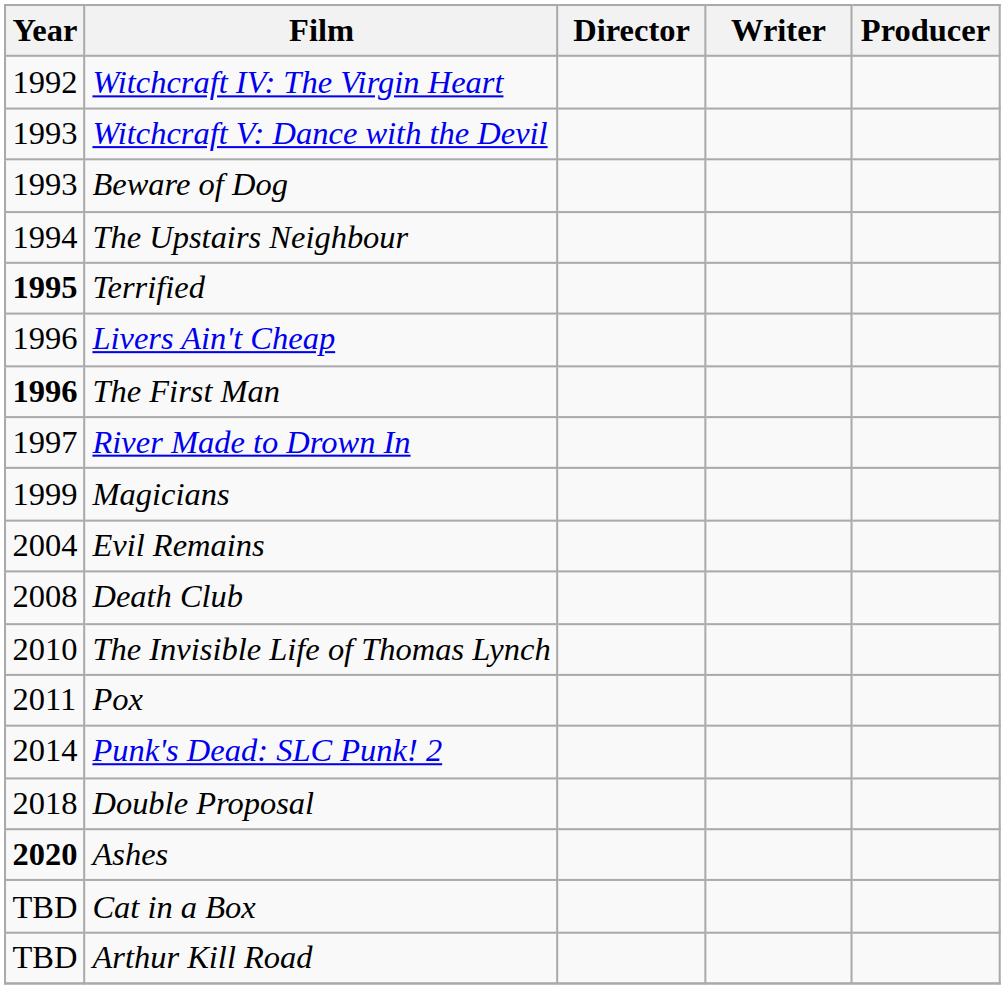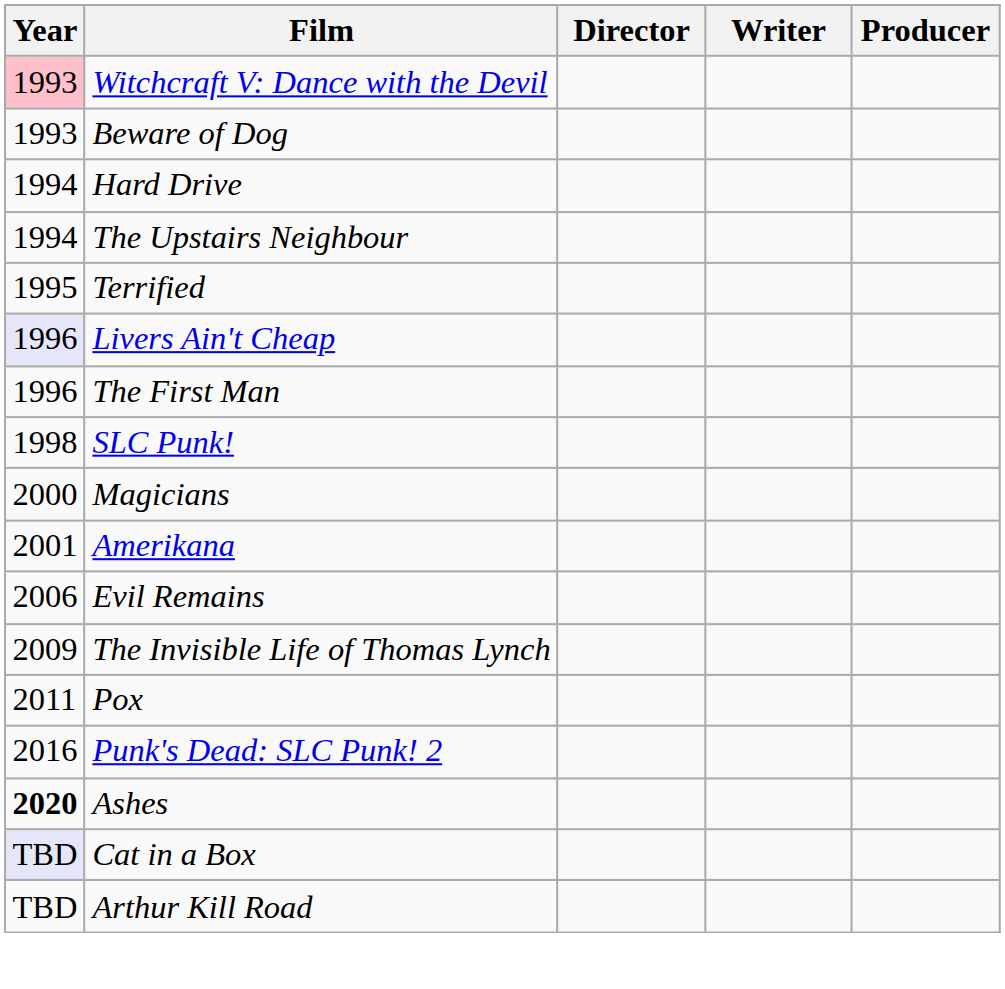- row: (298, 81)
(45, 133) no background -> (45, 81) pink background
+ row: (167, 184)
(45, 287) bold -> (45, 287) normal
(45, 339) no background -> (45, 339) lavender background
(45, 390) bold -> (45, 390) normal
- row: (252, 442)
+ row: (163, 442)
(45, 493) 1999 -> (45, 493) 2000
+ row: (164, 545)
(45, 545) 2004 -> (45, 596) 2006
- row: (168, 596)
(45, 648) 2010 -> (45, 648) 2009
(45, 751) 2014 -> (45, 751) 2016
- row: (203, 802)
(45, 905) no background -> (45, 854) lavender background
